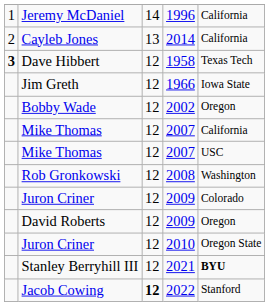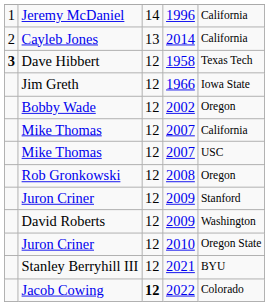(228, 175) Washington -> (218, 175) Oregon
(222, 198) Colorado -> (221, 198) Stanford
(218, 221) Oregon -> (228, 221) Washington
(213, 267) bold -> (213, 267) normal
(221, 289) Stanford -> (222, 289) Colorado
